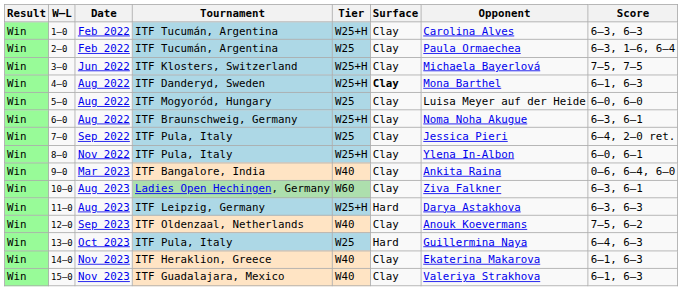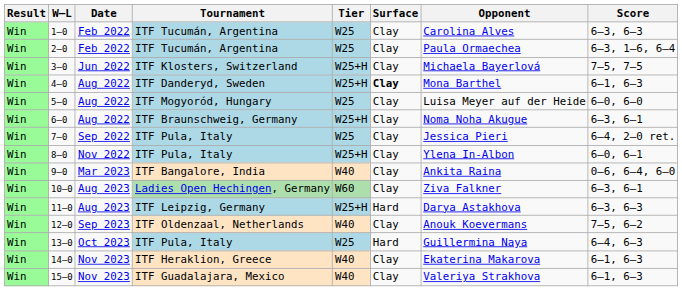(351, 31) W25+H -> (345, 31) W25
